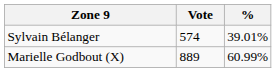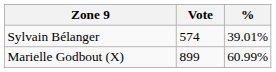(190, 57) 889 -> (190, 57) 899
